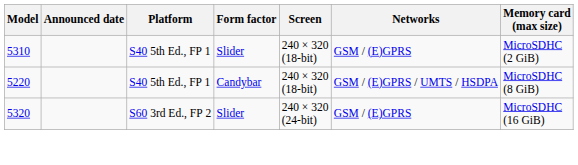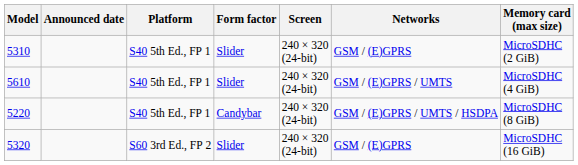(305, 51) 240 × 320 (18-bit) -> (305, 51) 240 × 320 (24-bit)
+ row: (19, 82)
(305, 82) 240 × 320 (18-bit) -> (305, 113) 240 × 320 (24-bit)
